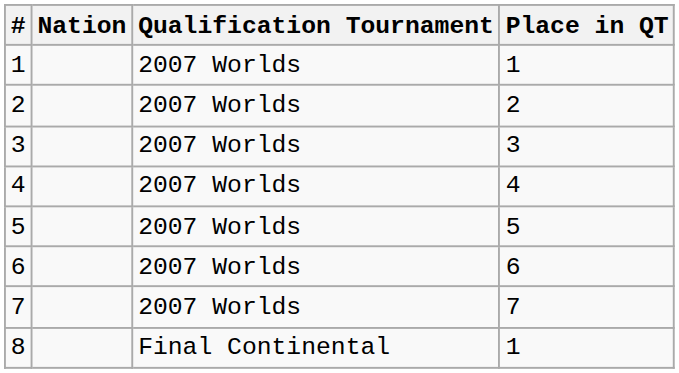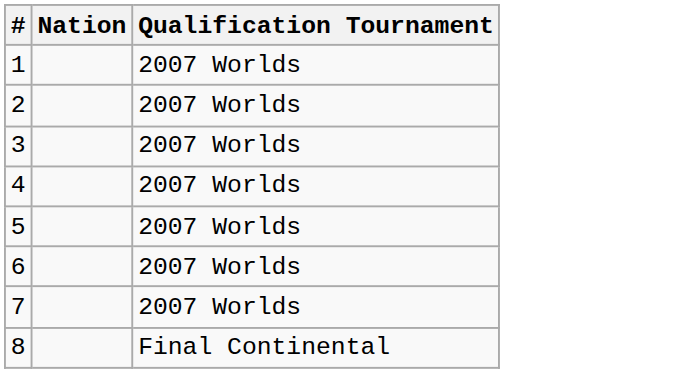- column: (587, 25)
